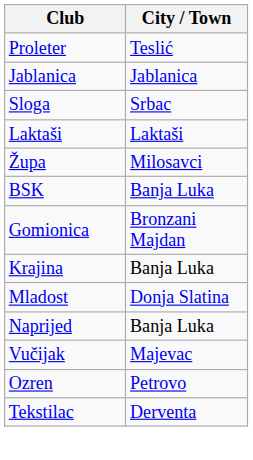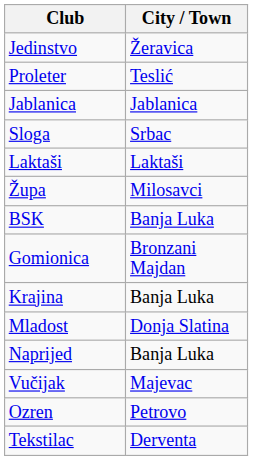+ row: (43, 47)
